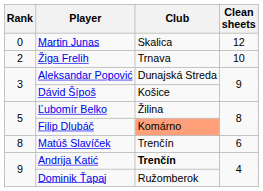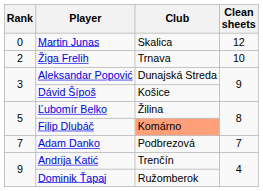+ row: (69, 144)
- row: (74, 144)
(157, 161) bold -> (156, 161) normal
